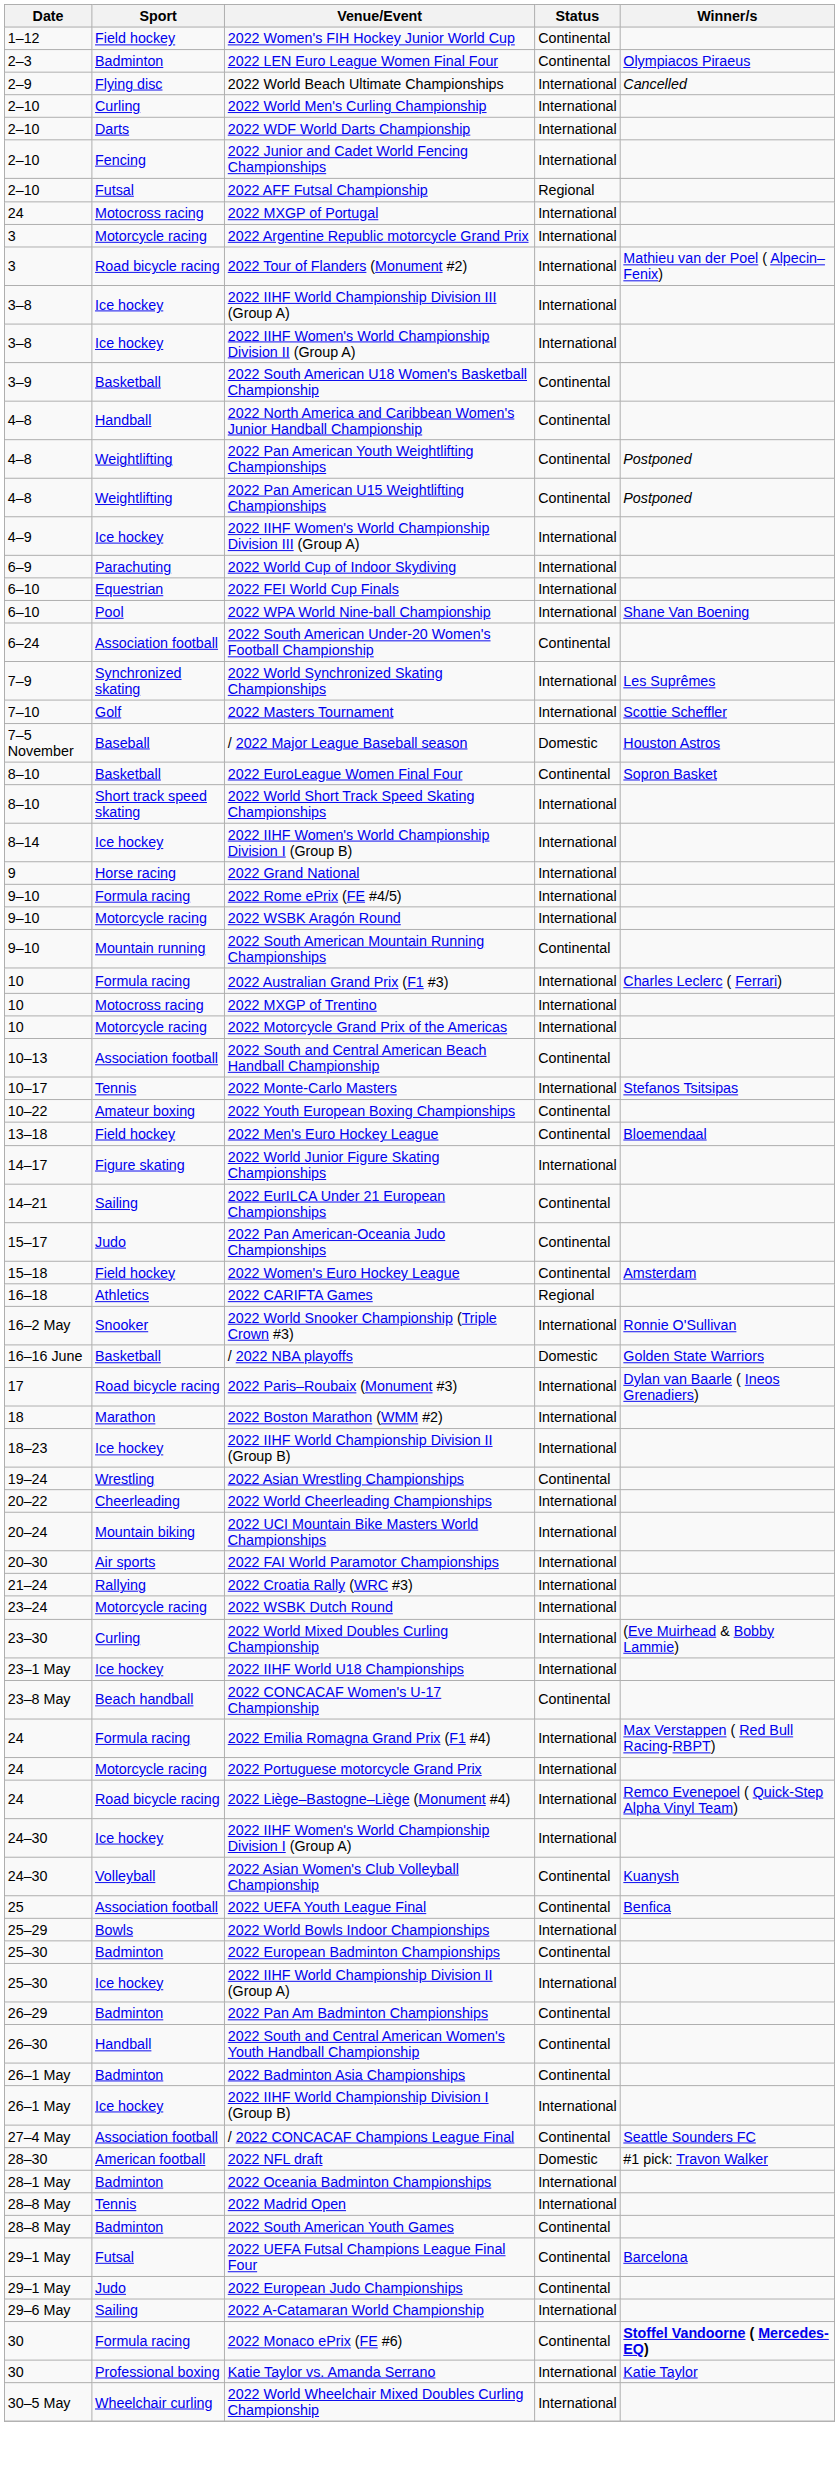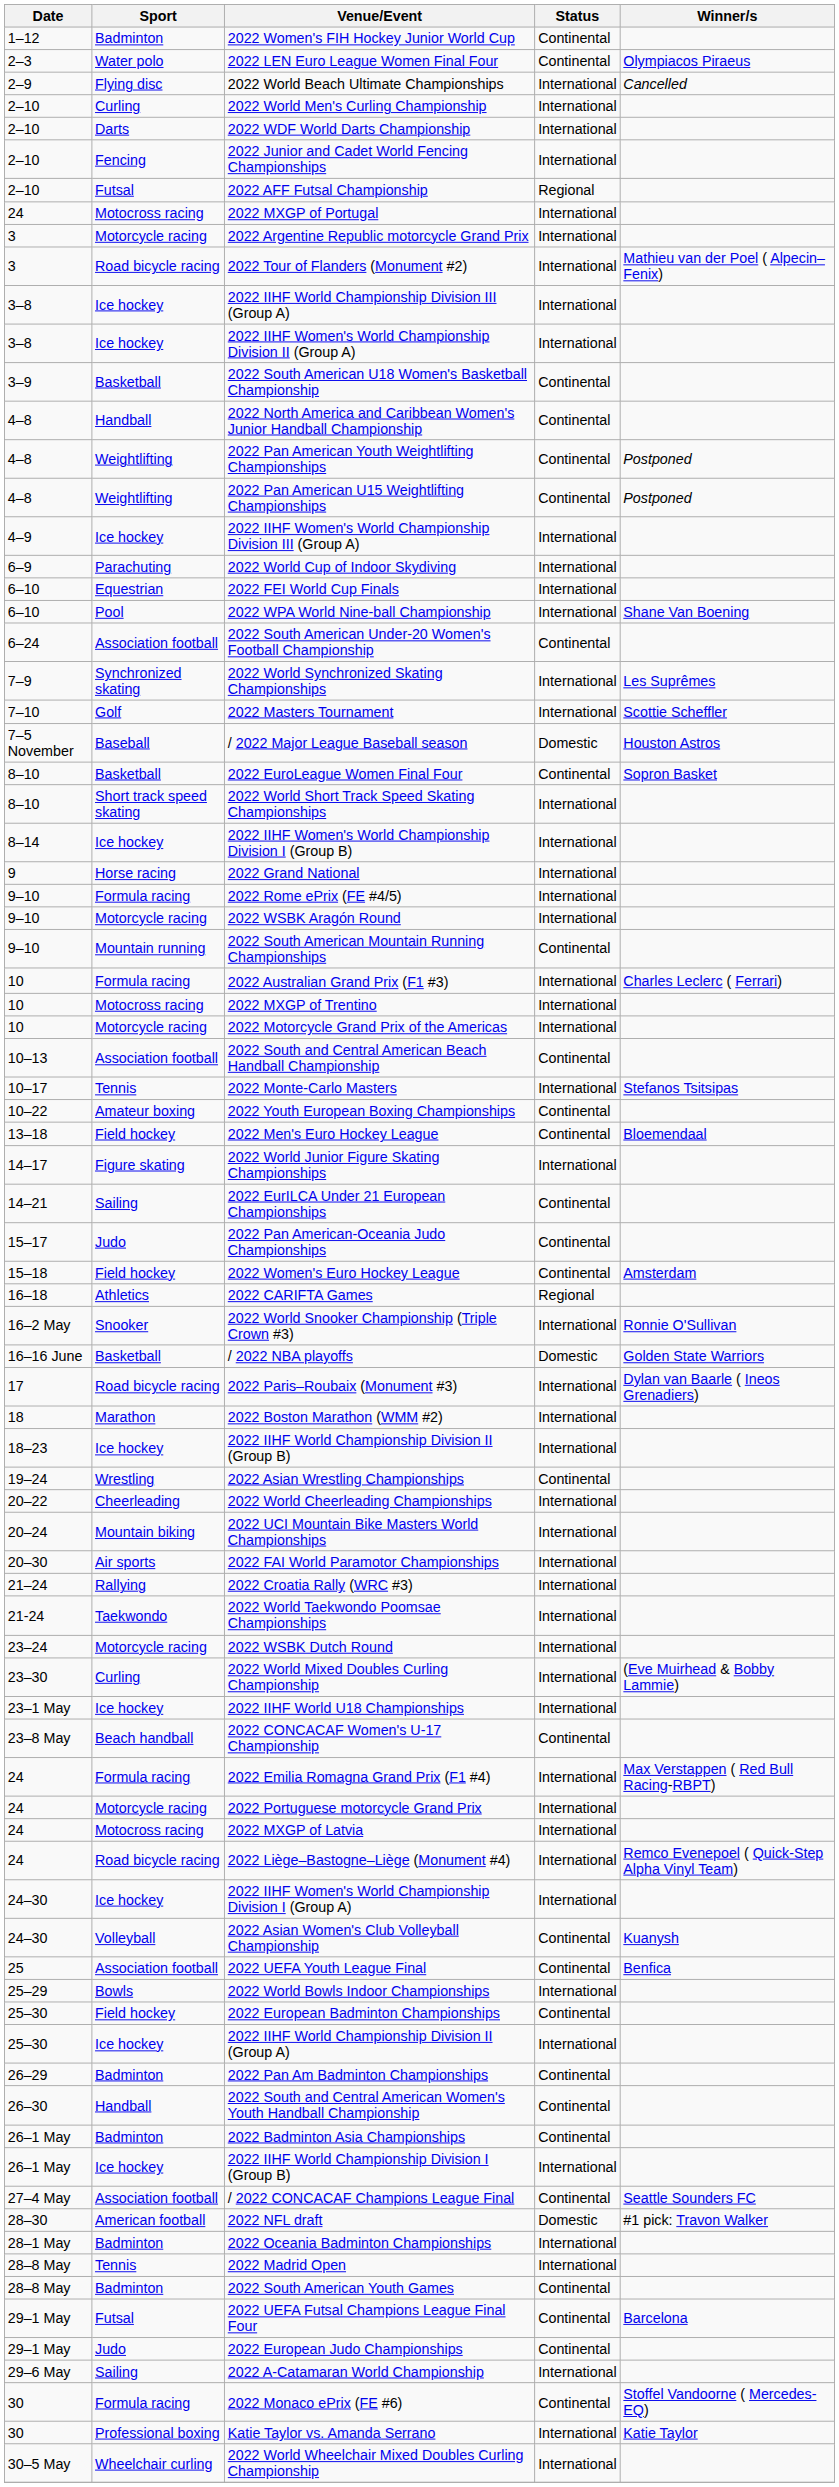(135, 39) Field hockey -> (129, 39) Badminton
(129, 61) Badminton -> (129, 61) Water polo
+ row: (334, 1616)
+ row: (296, 1830)
(129, 1952) Badminton -> (135, 2014) Field hockey
(726, 2341) bold -> (720, 2402) normal
